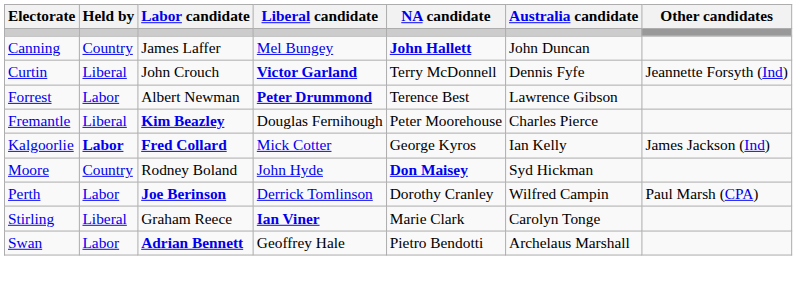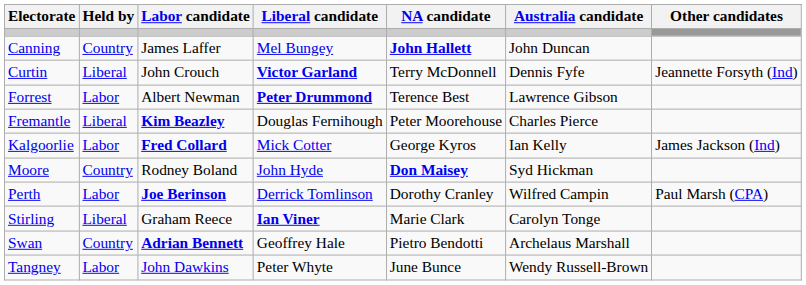(103, 145) bold -> (101, 145) normal
(101, 242) Labor -> (108, 242) Country
+ row: (34, 267)
